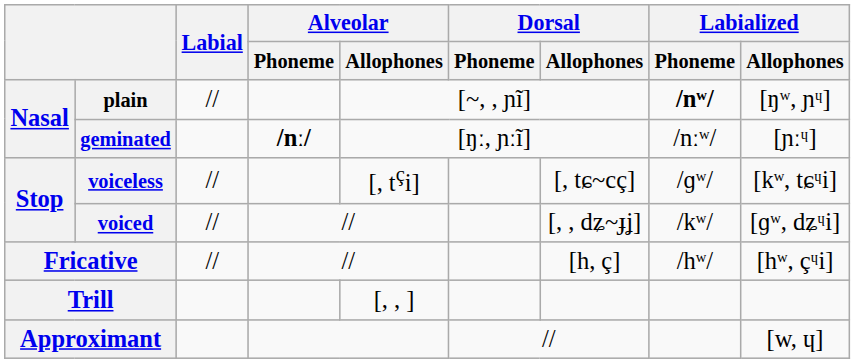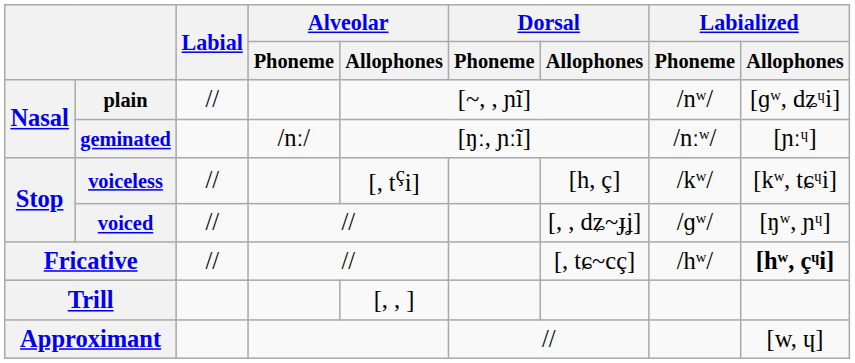(695, 99) bold -> (695, 99) normal
(795, 99) [ŋʷ, ɲᶣ] -> (795, 99) [ɡʷ, dʑᶣi]
(294, 137) bold -> (294, 137) normal
(595, 180) [, tɕ~cç] -> (595, 180) [h, ç]
(695, 180) /ɡʷ/ -> (695, 180) /kʷ/
(695, 222) /kʷ/ -> (695, 222) /ɡʷ/
(795, 222) [ɡʷ, dʑᶣi] -> (795, 222) [ŋʷ, ɲᶣ]
(595, 260) [h, ç] -> (595, 260) [, tɕ~cç]
(795, 260) normal -> (795, 260) bold
